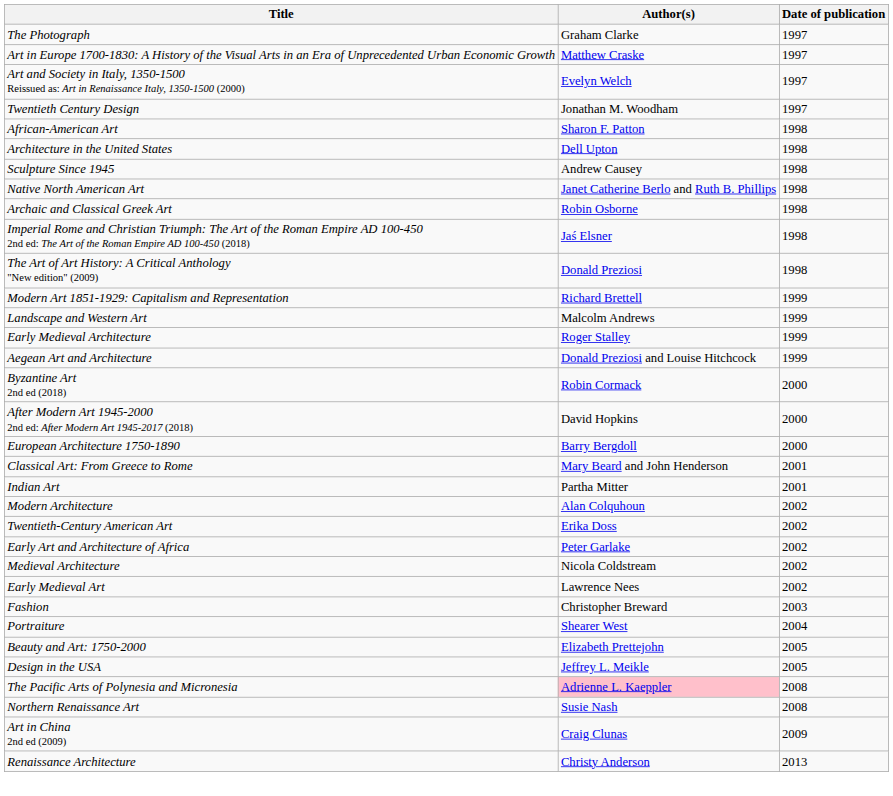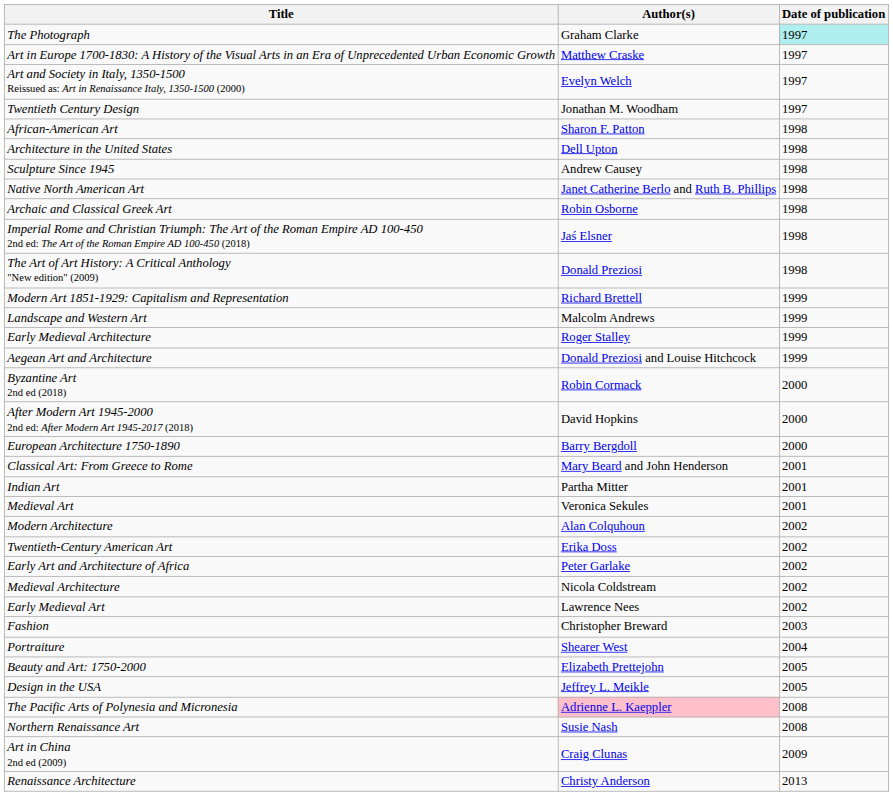(795, 34) no background -> (795, 34) paleturquoise background
+ row: (40, 506)
